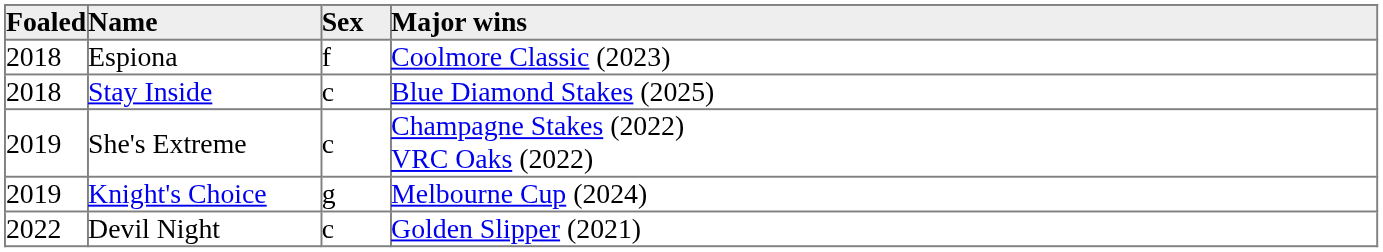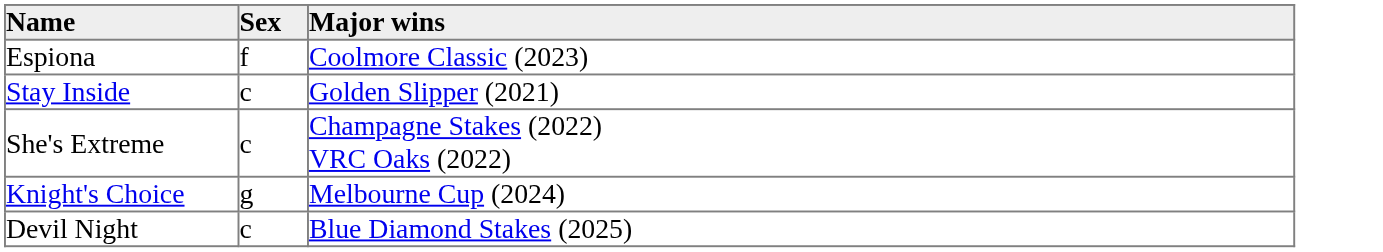- column: (46, 21)
(553, 91) Blue Diamond Stakes (2025) -> (434, 91) Golden Slipper (2021)
(516, 228) Golden Slipper (2021) -> (471, 228) Blue Diamond Stakes (2025)
